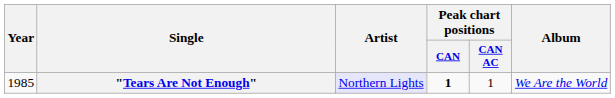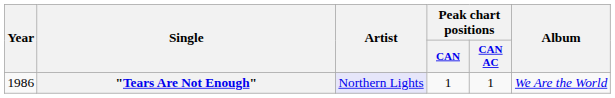(21, 82) 1985 -> (21, 82) 1986
(448, 82) bold -> (448, 82) normal
